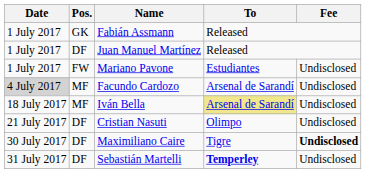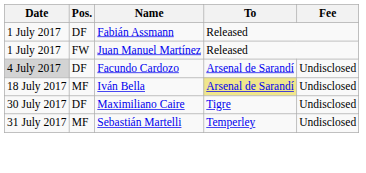(80, 31) GK -> (79, 31) DF
(79, 50) DF -> (80, 50) FW
- row: (135, 68)
(80, 86) MF -> (79, 68) DF
- row: (132, 123)
(329, 141) bold -> (328, 104) normal
(79, 159) DF -> (80, 123) MF
(232, 159) bold -> (231, 123) normal
